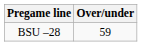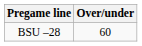(105, 31) 59 -> (105, 31) 60
